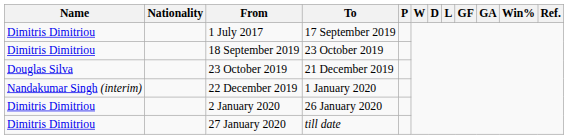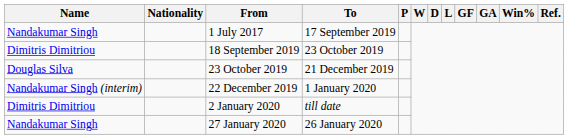(51, 32) Dimitris Dimitriou -> (52, 32) Nandakumar Singh
(343, 106) 26 January 2020 -> (323, 106) till date
(51, 124) Dimitris Dimitriou -> (52, 124) Nandakumar Singh
(323, 124) till date -> (343, 124) 26 January 2020
